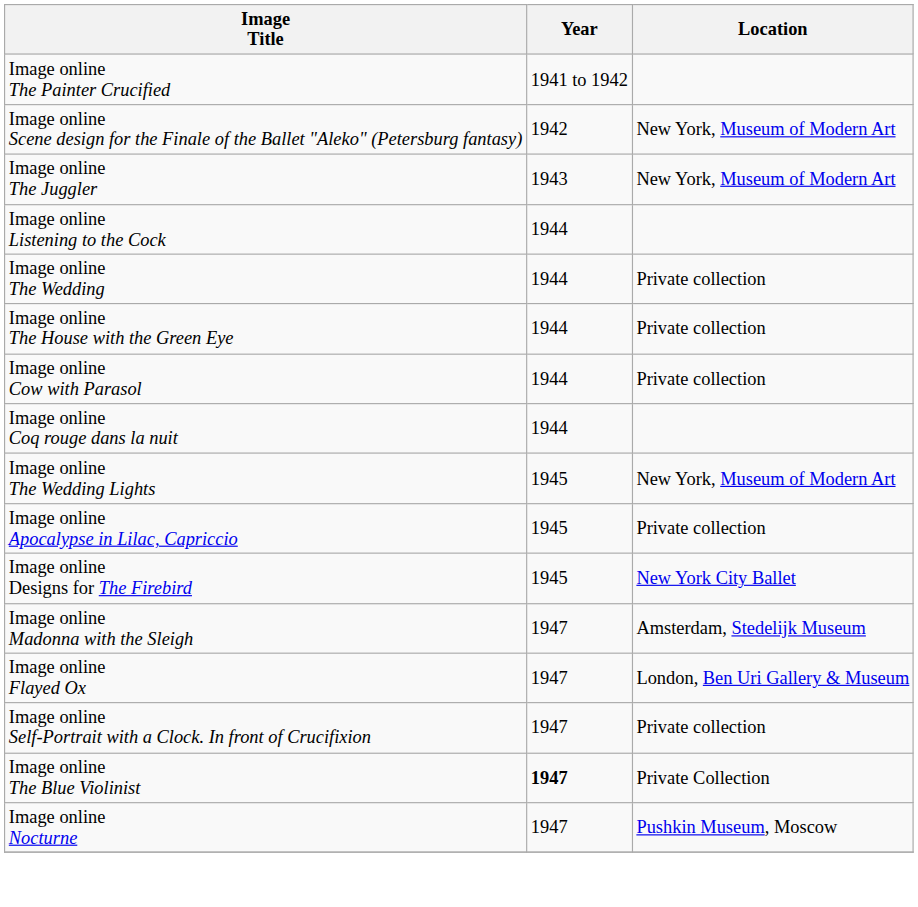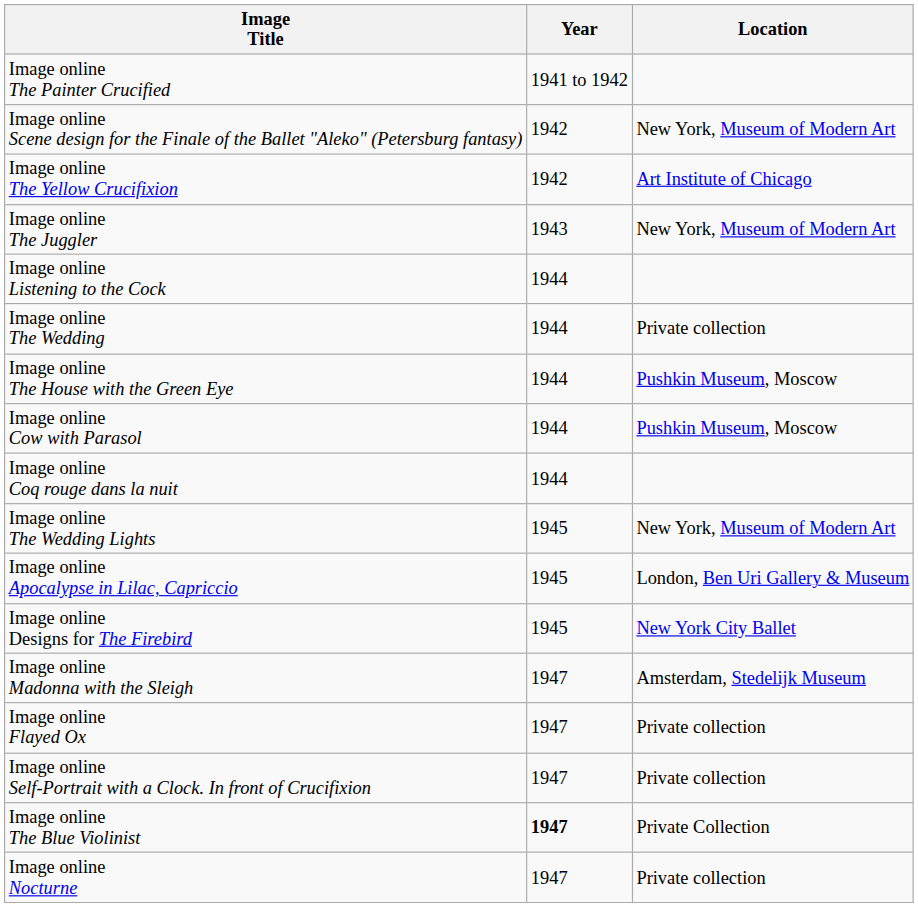+ row: (93, 179)
(701, 328) Private collection -> (737, 378) Pushkin Museum, Moscow
(701, 378) Private collection -> (737, 428) Pushkin Museum, Moscow
(701, 528) Private collection -> (773, 578) London, Ben Uri Gallery & Museum
(773, 677) London, Ben Uri Gallery & Museum -> (701, 727) Private collection
(737, 827) Pushkin Museum, Moscow -> (701, 877) Private collection
